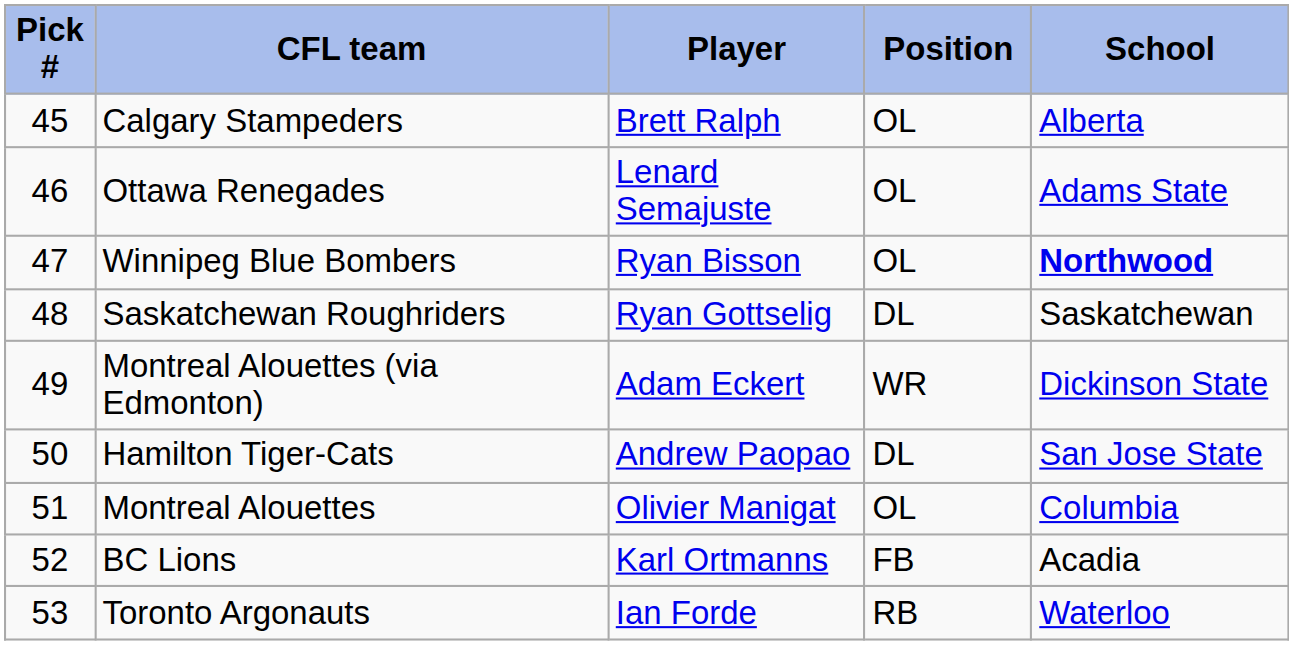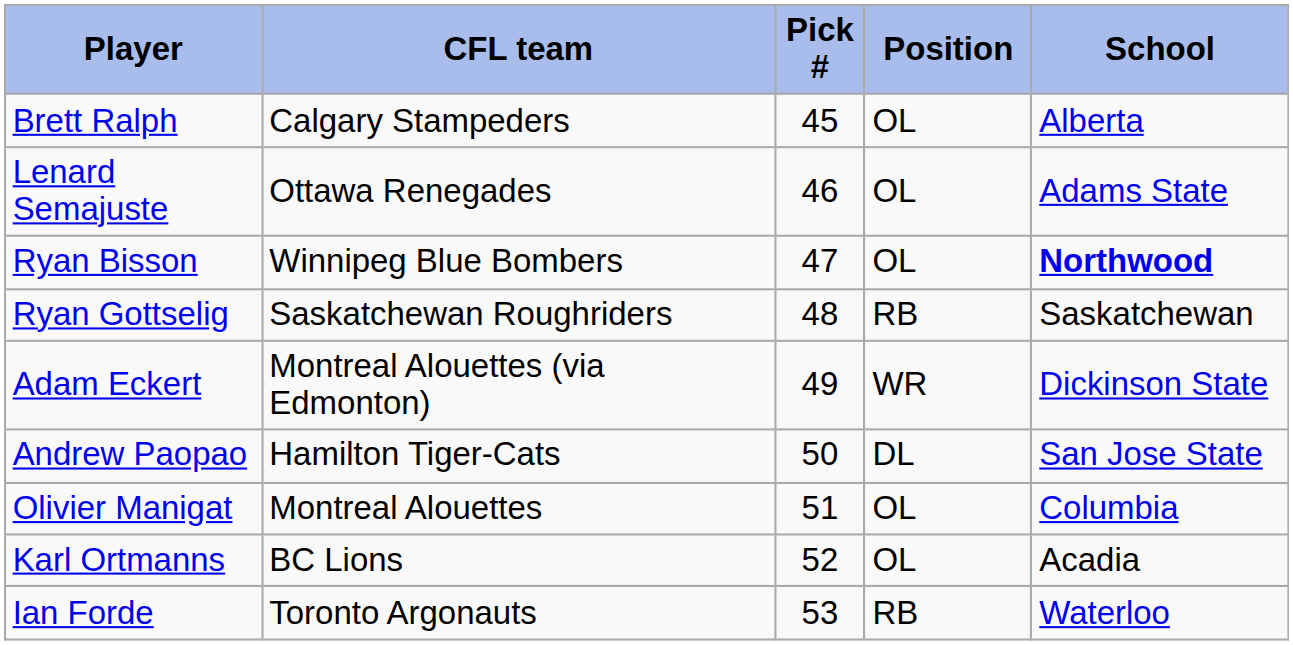columns swapped: (50, 49) <-> (737, 49)
(894, 313) DL -> (895, 313) RB
(894, 560) FB -> (894, 560) OL
